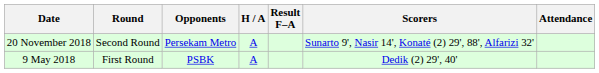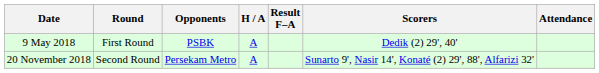rows swapped: (49, 59) <-> (49, 42)
